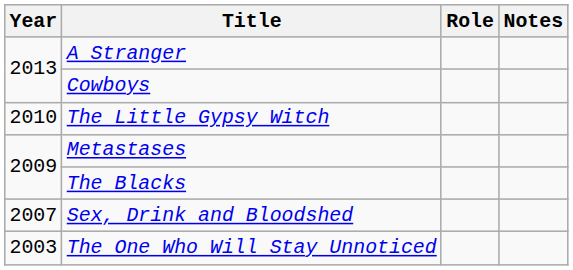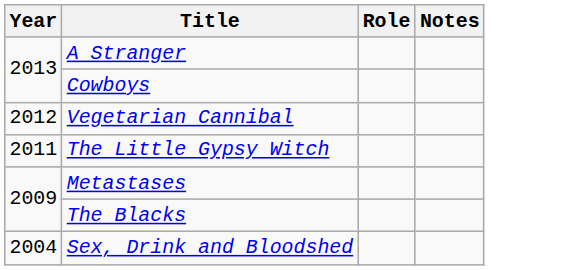+ row: (180, 118)
(33, 118) 2010 -> (33, 151) 2011
(33, 215) 2007 -> (33, 248) 2004
- row: (252, 248)
